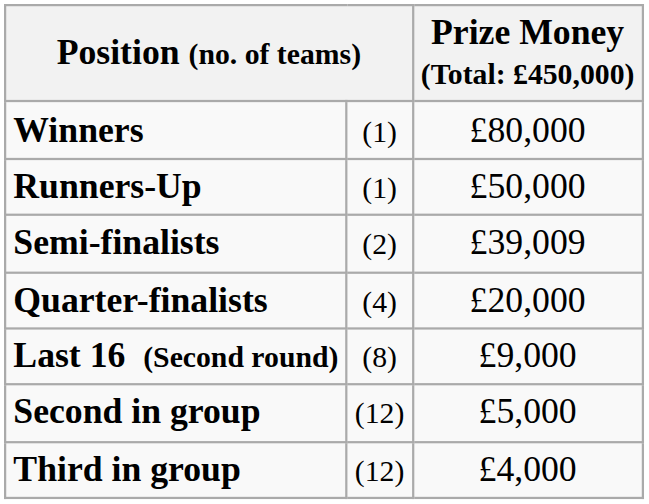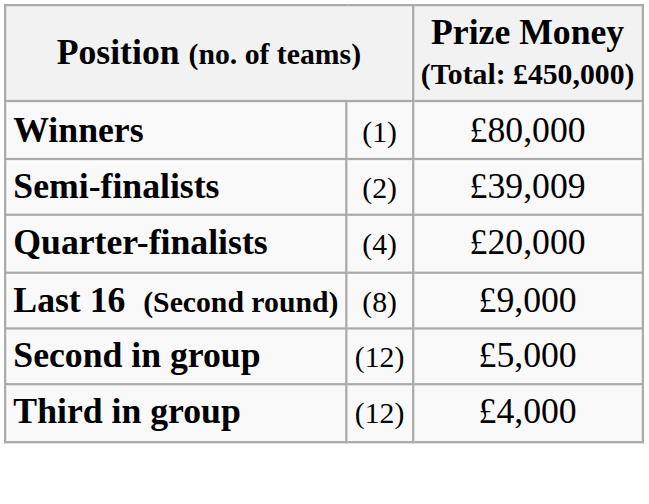- row: (108, 186)
